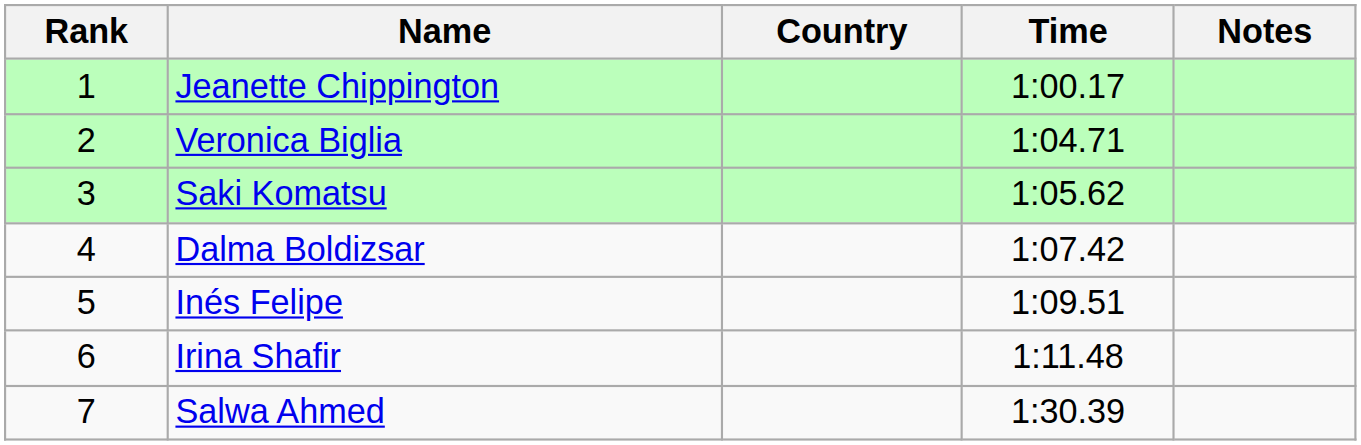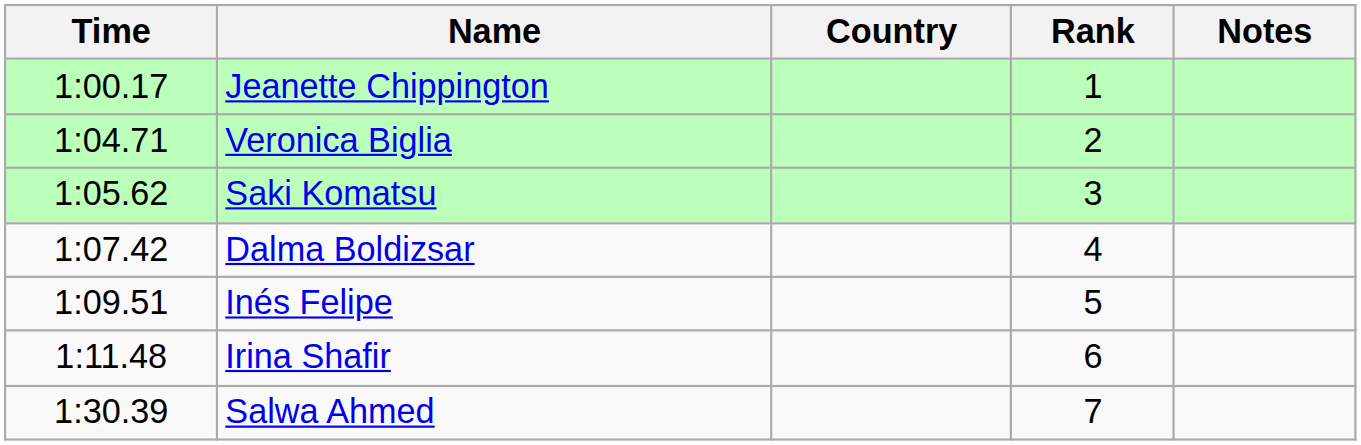columns swapped: (86, 31) <-> (1068, 31)
